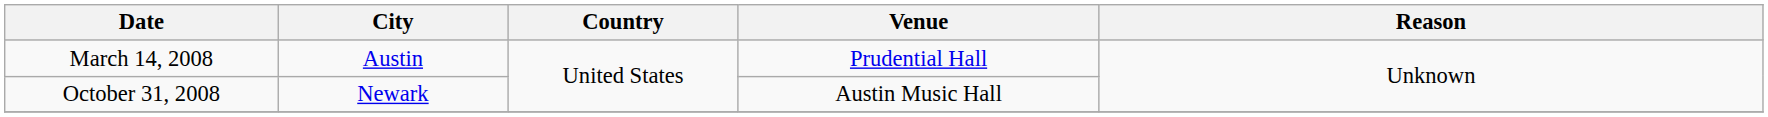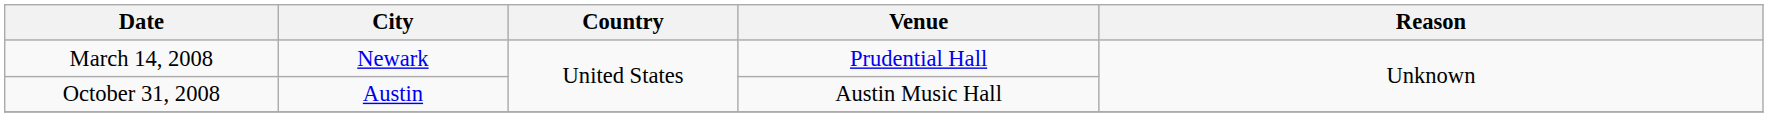(393, 58) Austin -> (393, 58) Newark
(393, 93) Newark -> (393, 93) Austin
